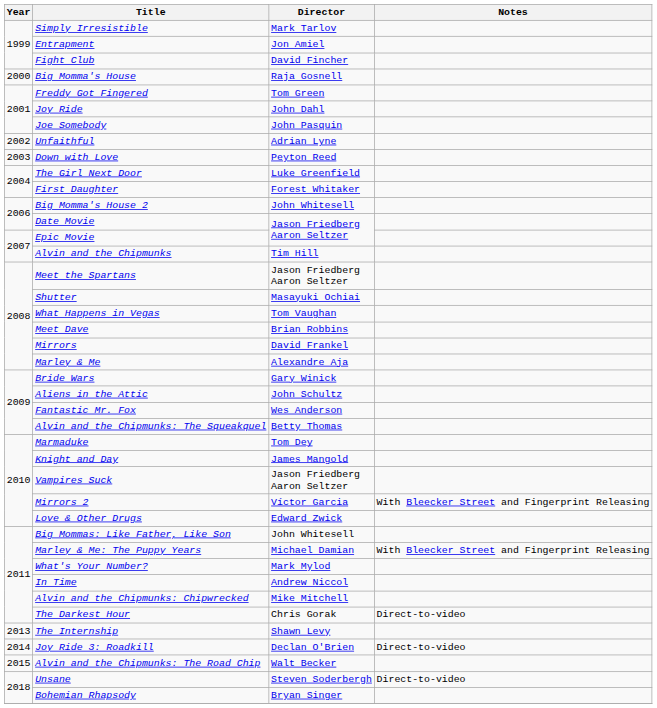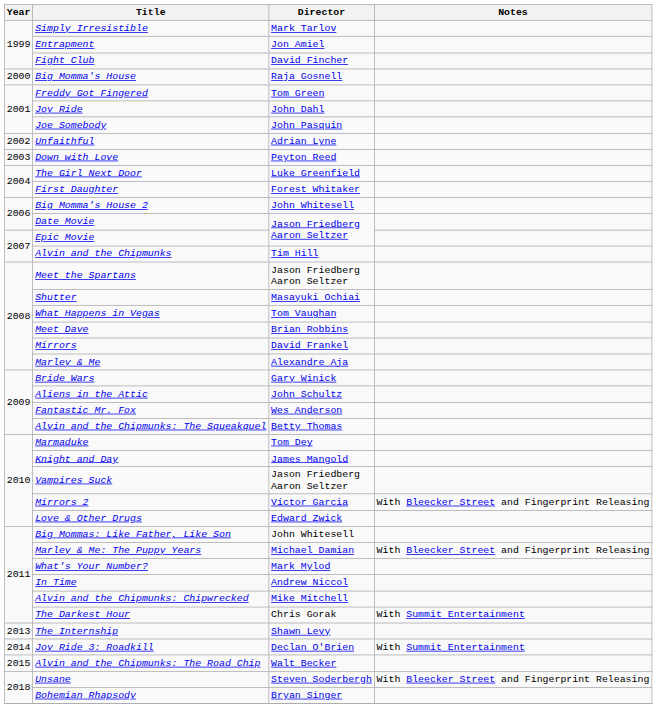(421, 615) Direct-to-video -> (451, 615) With Summit Entertainment
(421, 647) Direct-to-video -> (451, 647) With Summit Entertainment
(421, 679) Direct-to-video -> (513, 679) With Bleecker Street and Fingerprint Releasing
